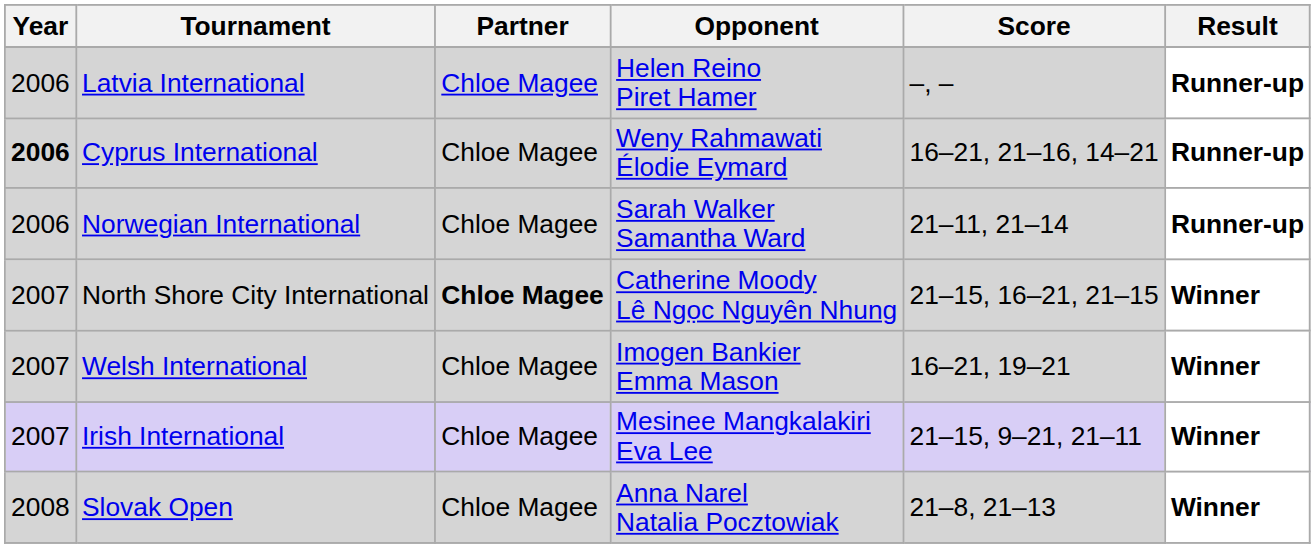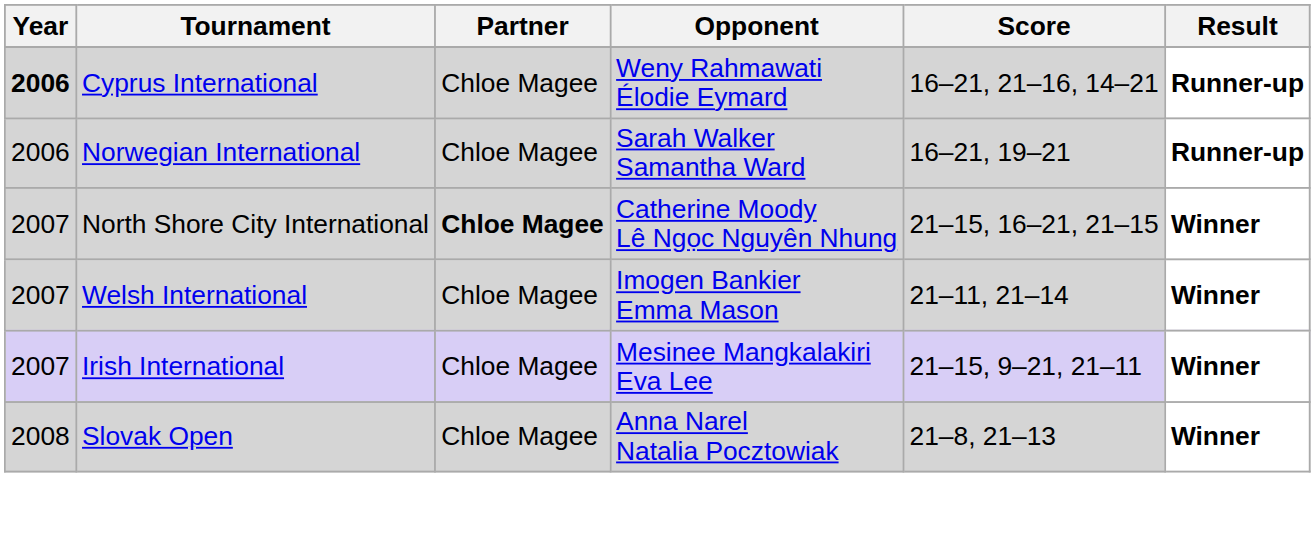- row: (193, 82)
(989, 224) 21–11, 21–14 -> (990, 153) 16–21, 19–21
(990, 366) 16–21, 19–21 -> (989, 295) 21–11, 21–14
